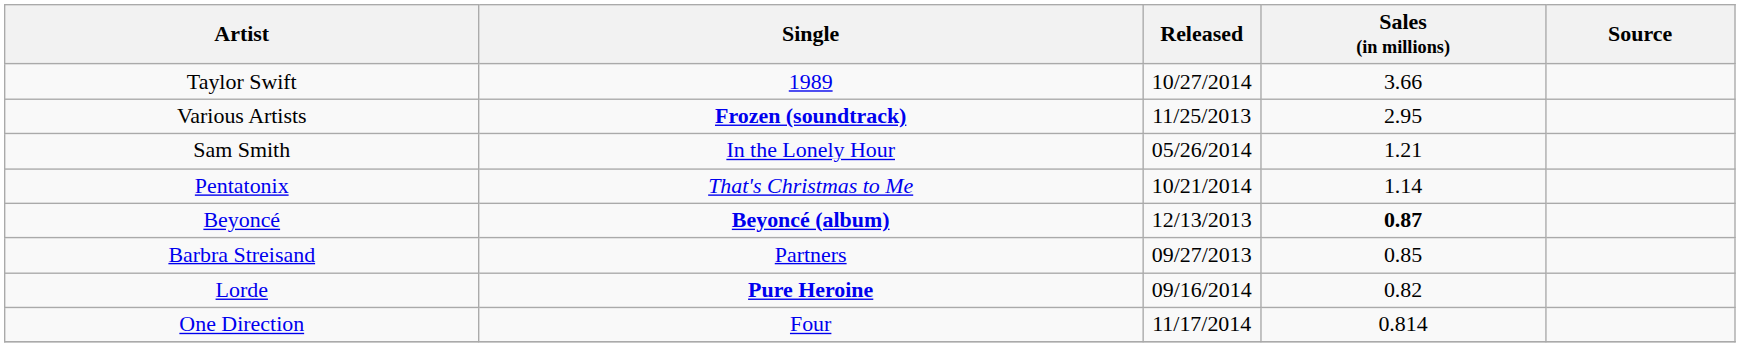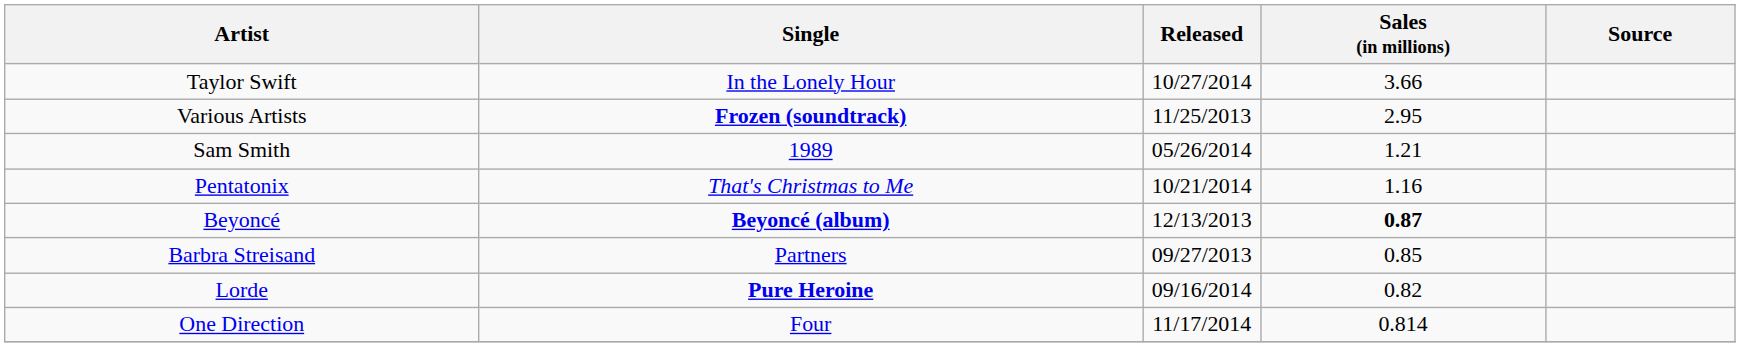(811, 81) 1989 -> (811, 81) In the Lonely Hour
(811, 150) In the Lonely Hour -> (811, 150) 1989
(1403, 185) 1.14 -> (1403, 185) 1.16
